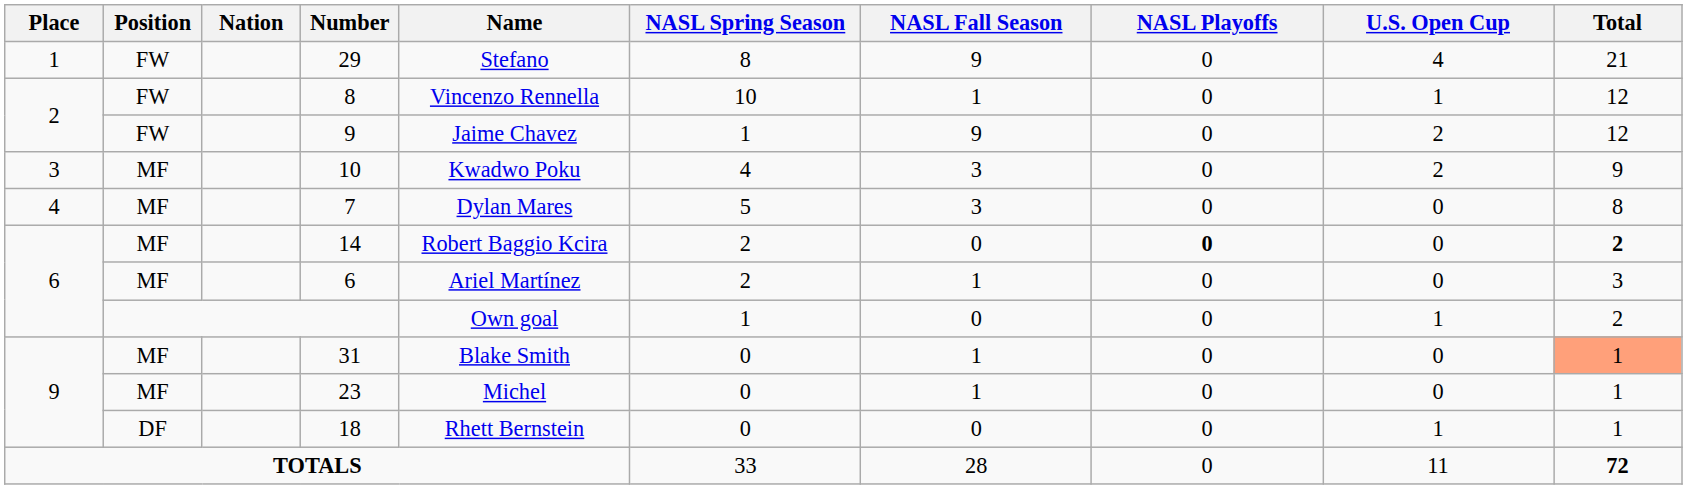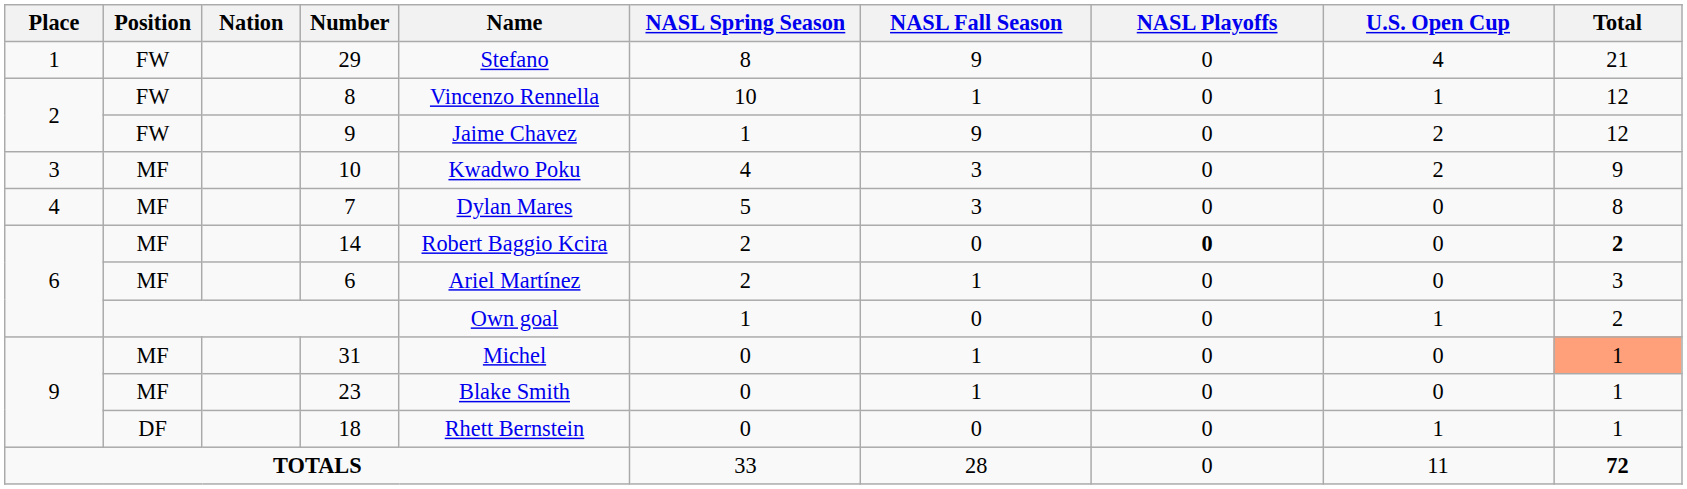(514, 354) Blake Smith -> (515, 354) Michel
(515, 391) Michel -> (514, 391) Blake Smith
